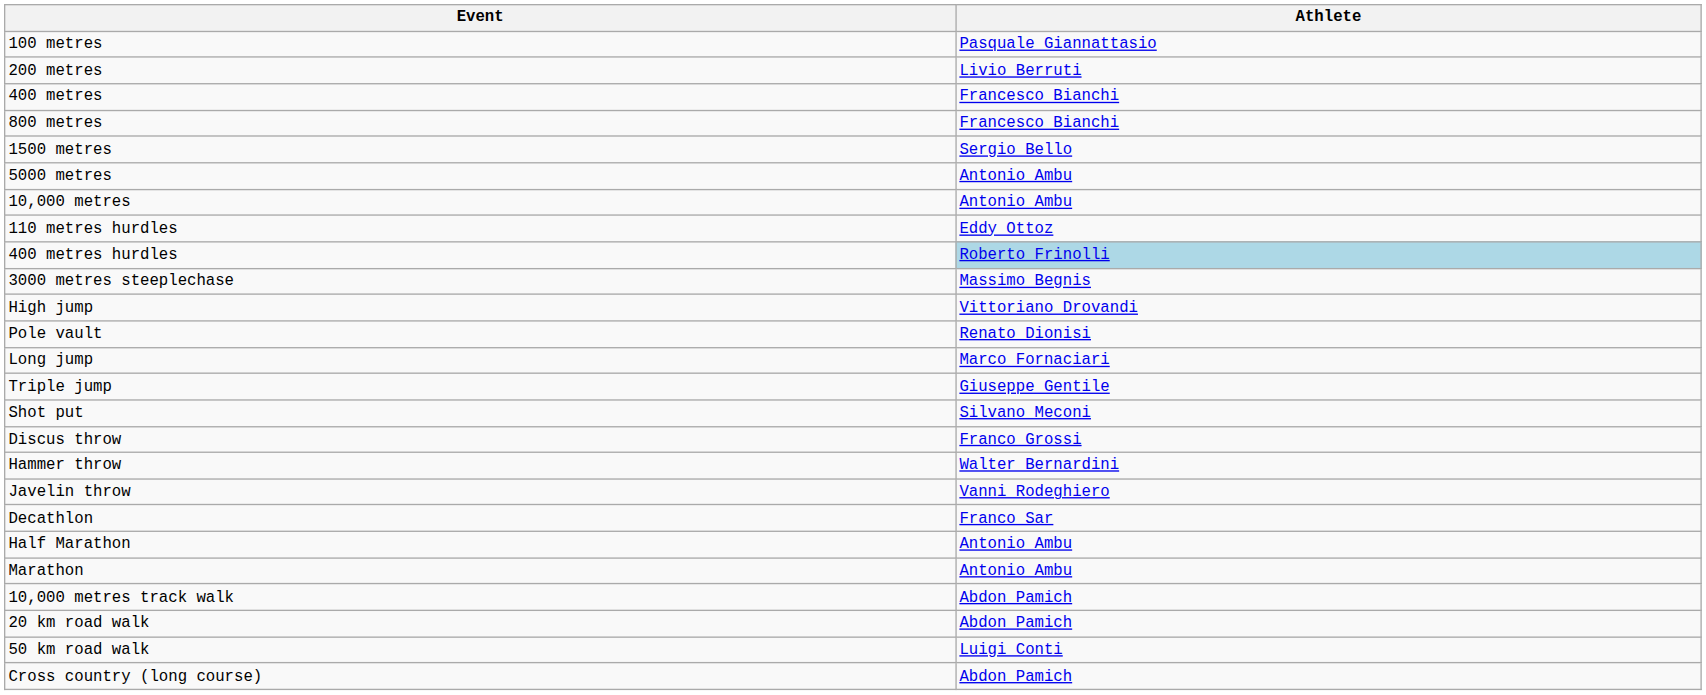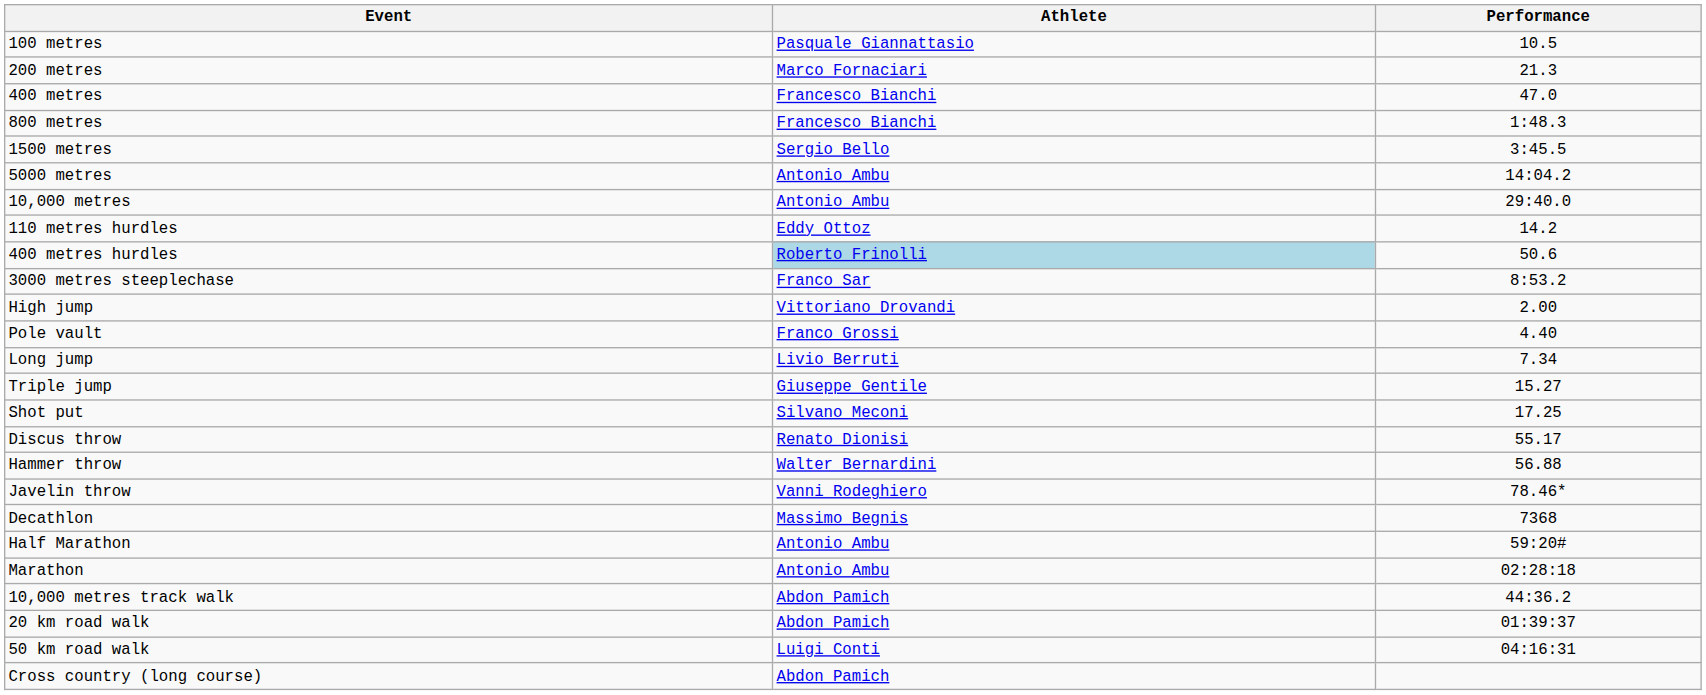+ column: (1538, 18)
(1020, 70) Livio Berruti -> (852, 70) Marco Fornaciari
(1025, 281) Massimo Begnis -> (824, 281) Franco Sar
(1025, 334) Renato Dionisi -> (838, 334) Franco Grossi
(1035, 360) Marco Fornaciari -> (838, 360) Livio Berruti
(1020, 439) Franco Grossi -> (842, 439) Renato Dionisi
(1006, 518) Franco Sar -> (842, 518) Massimo Begnis
